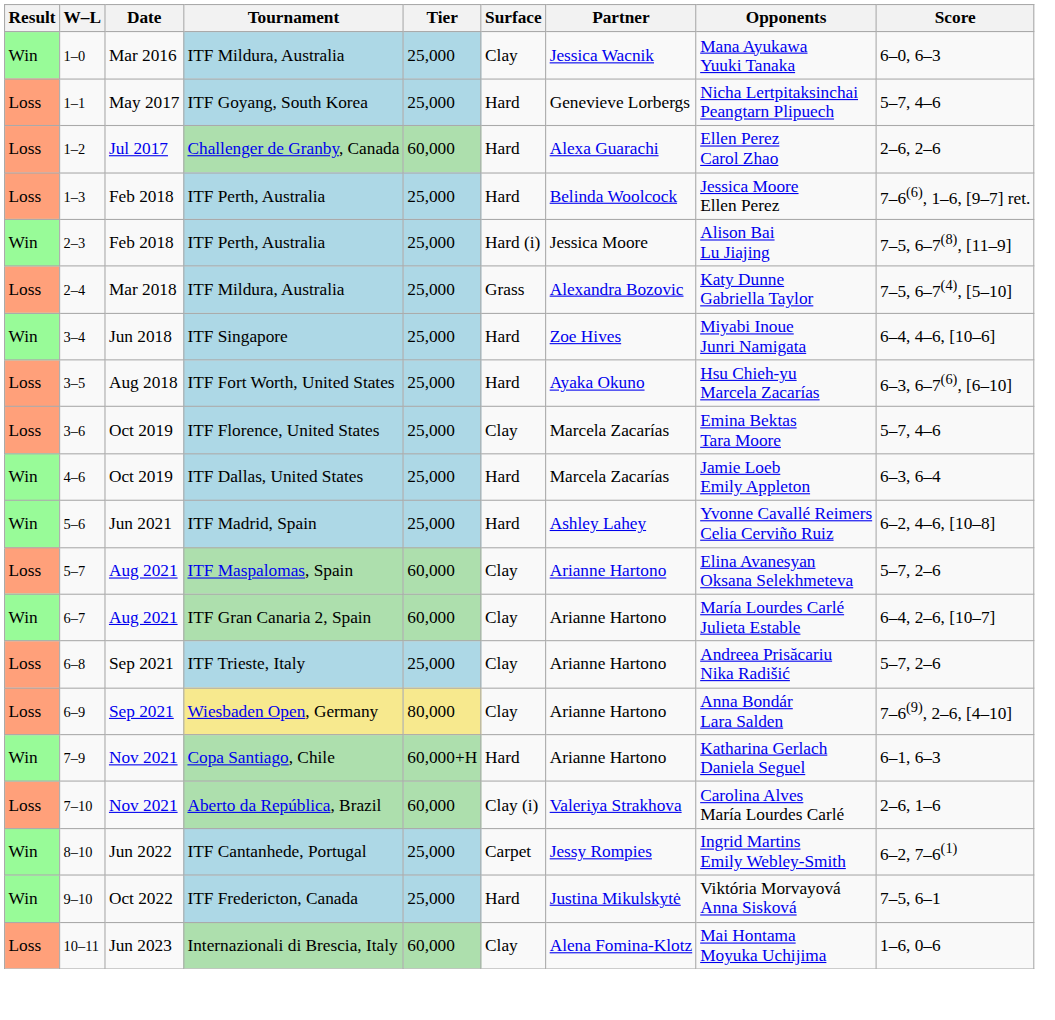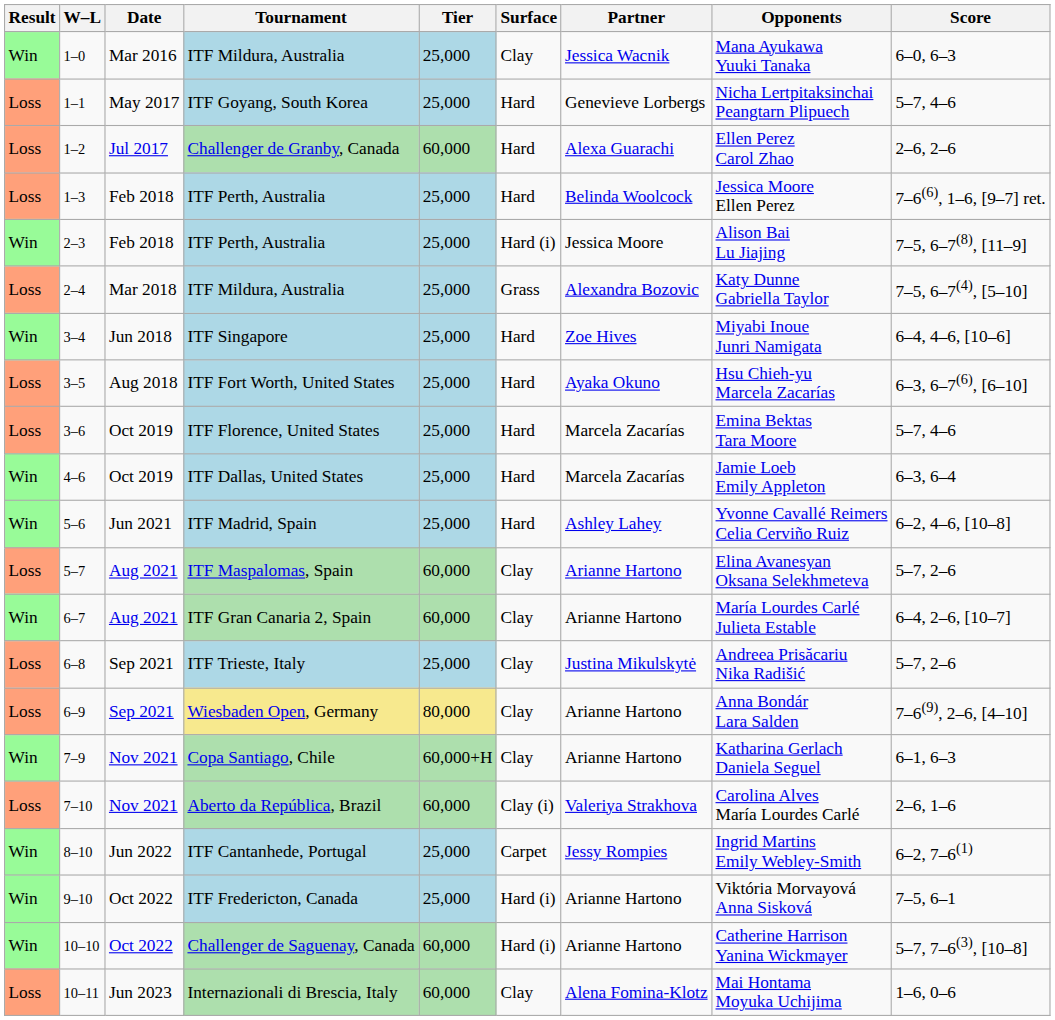(501, 430) Clay -> (518, 430) Hard
(608, 664) Arianne Hartono -> (631, 664) Justina Mikulskytė
(502, 758) Hard -> (517, 758) Clay
(502, 898) Hard -> (528, 898) Hard (i)
(615, 898) Justina Mikulskytė -> (623, 898) Arianne Hartono
+ row: (82, 946)
